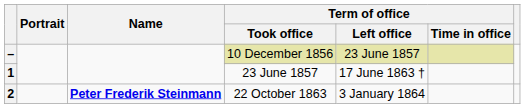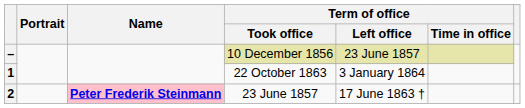(280, 73) 23 June 1857 -> (280, 73) 22 October 1863
(382, 73) 17 June 1863 † -> (382, 73) 3 January 1864
(146, 93) no background -> (146, 93) pink background
(280, 93) 22 October 1863 -> (280, 93) 23 June 1857
(382, 93) 3 January 1864 -> (382, 93) 17 June 1863 †
